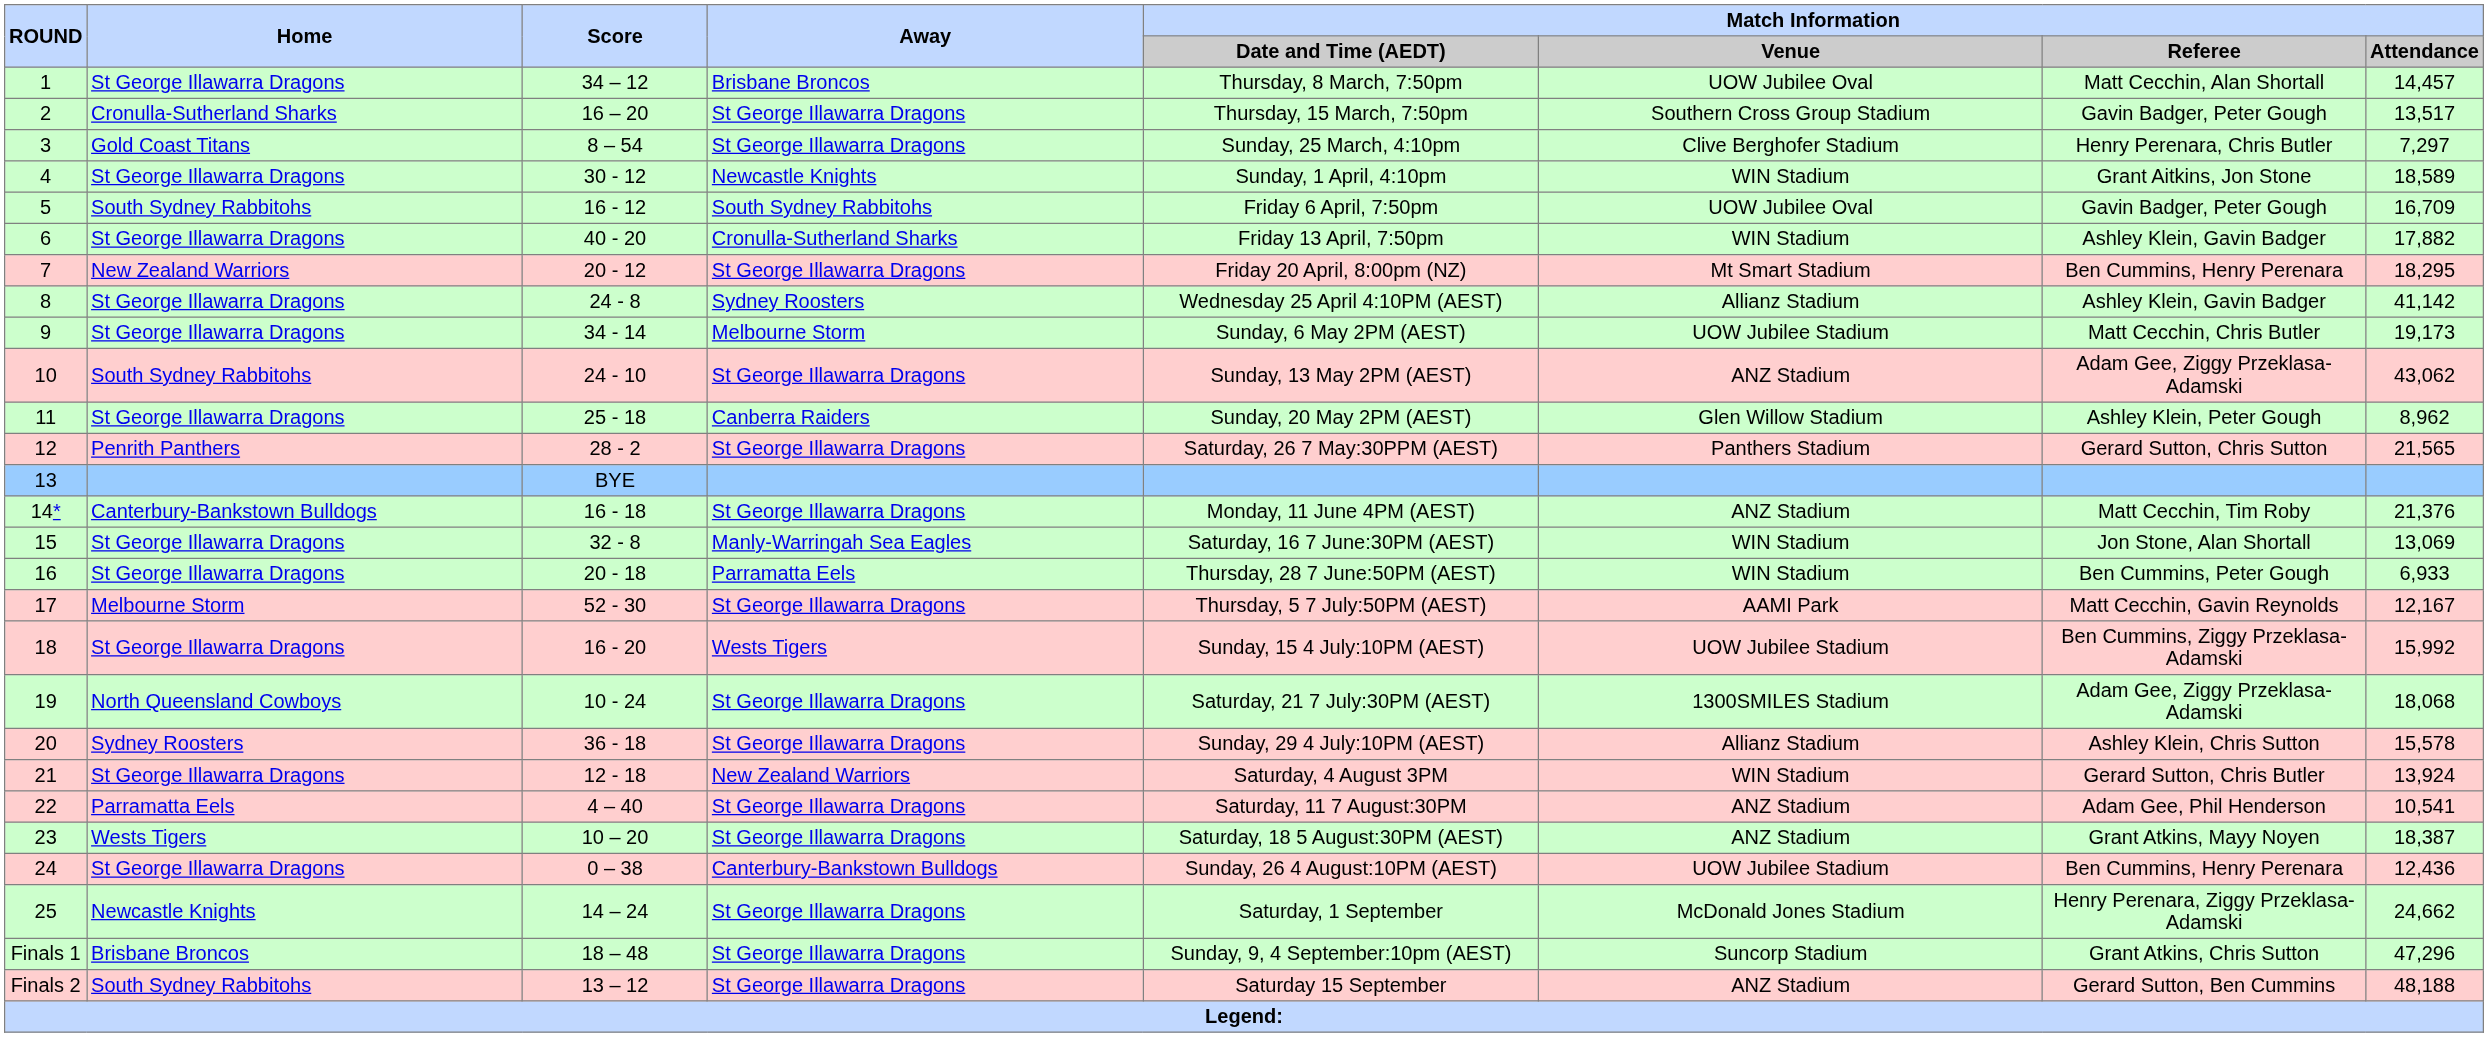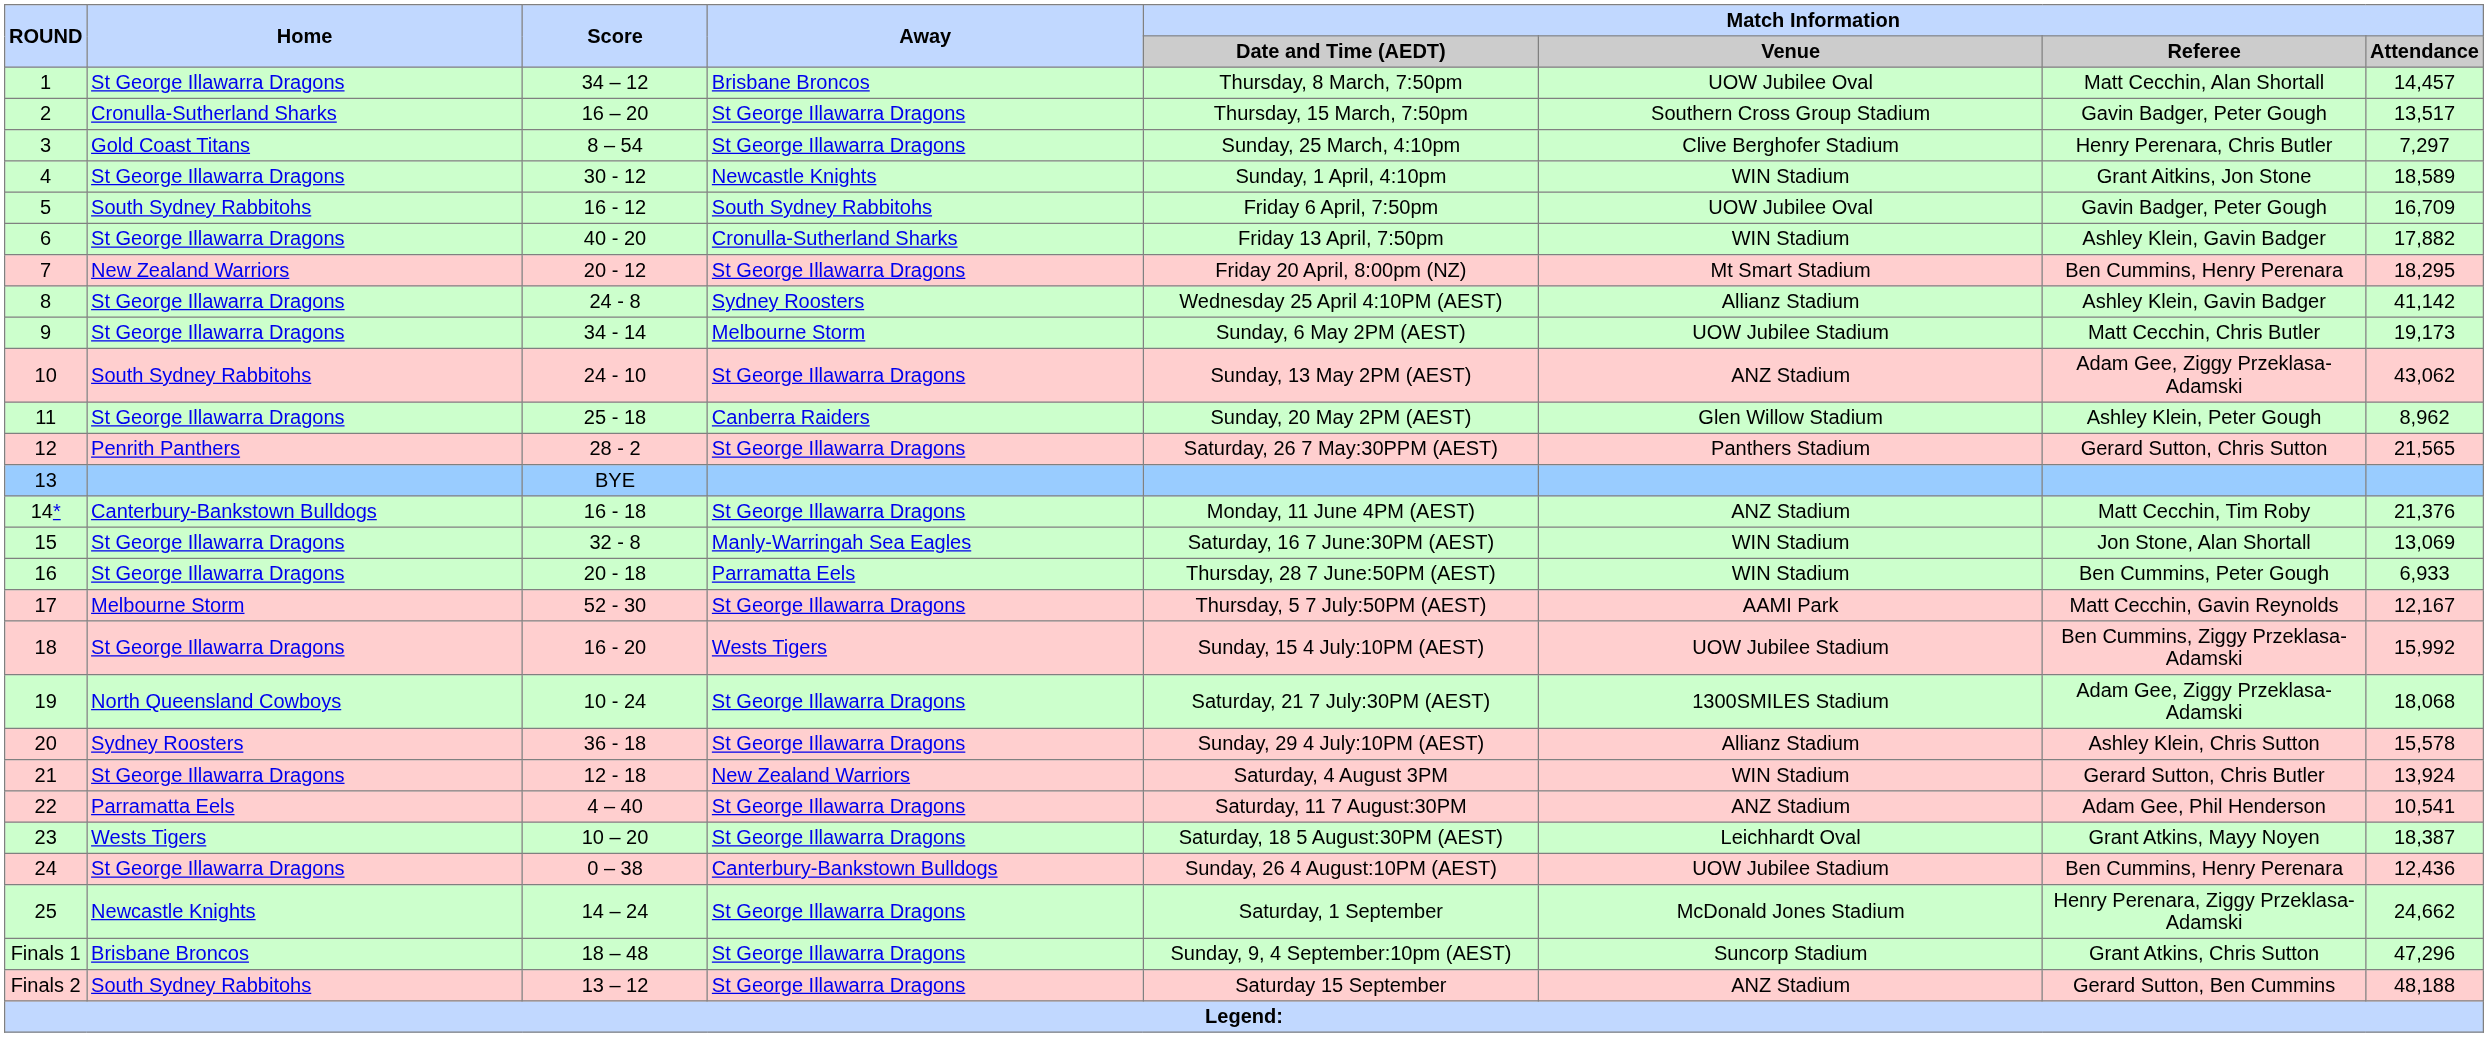(1791, 837) ANZ Stadium -> (1791, 837) Leichhardt Oval
